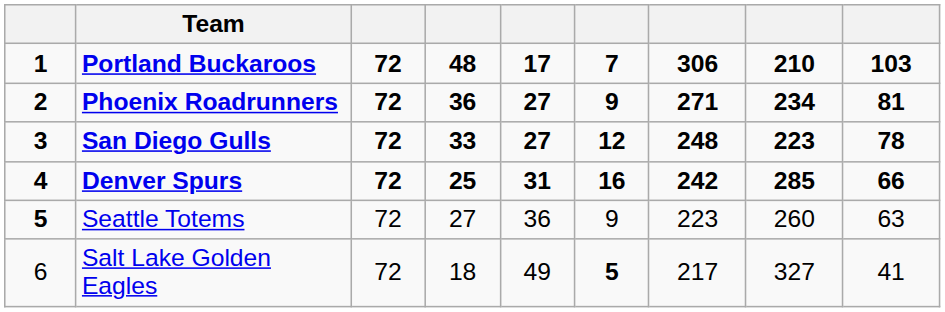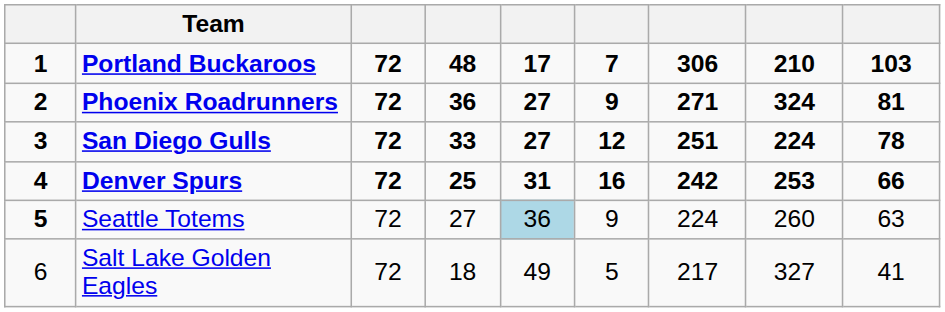(794, 102) 234 -> (794, 102) 324
(698, 141) 248 -> (698, 141) 251
(794, 141) 223 -> (794, 141) 224
(794, 180) 285 -> (794, 180) 253
(537, 219) no background -> (537, 219) lightblue background
(698, 219) 223 -> (698, 219) 224
(612, 272) bold -> (612, 272) normal
